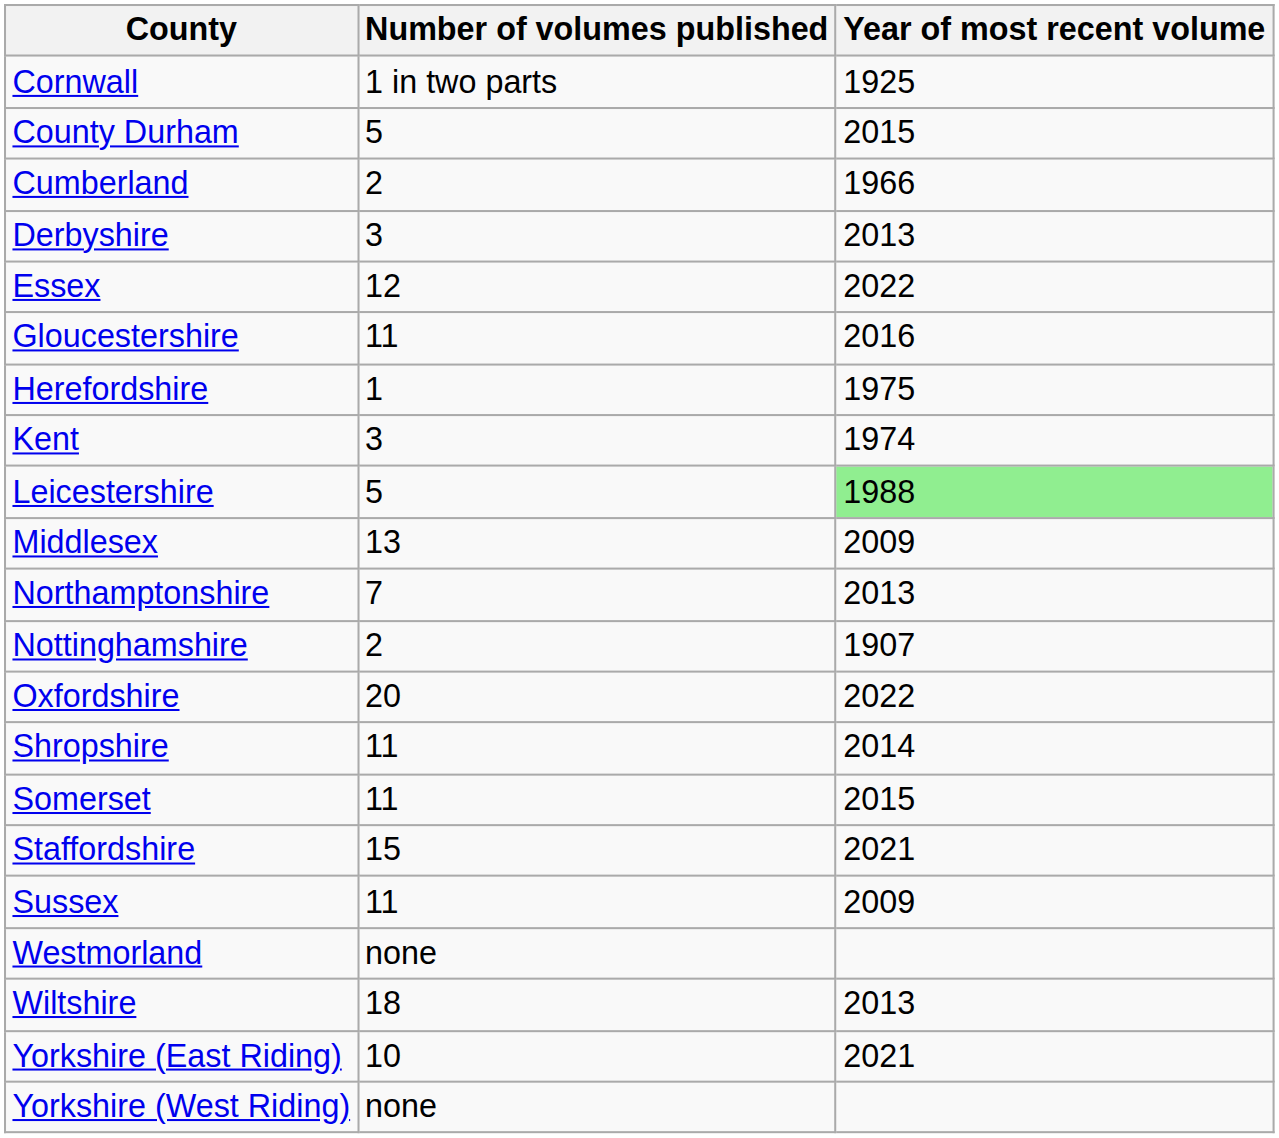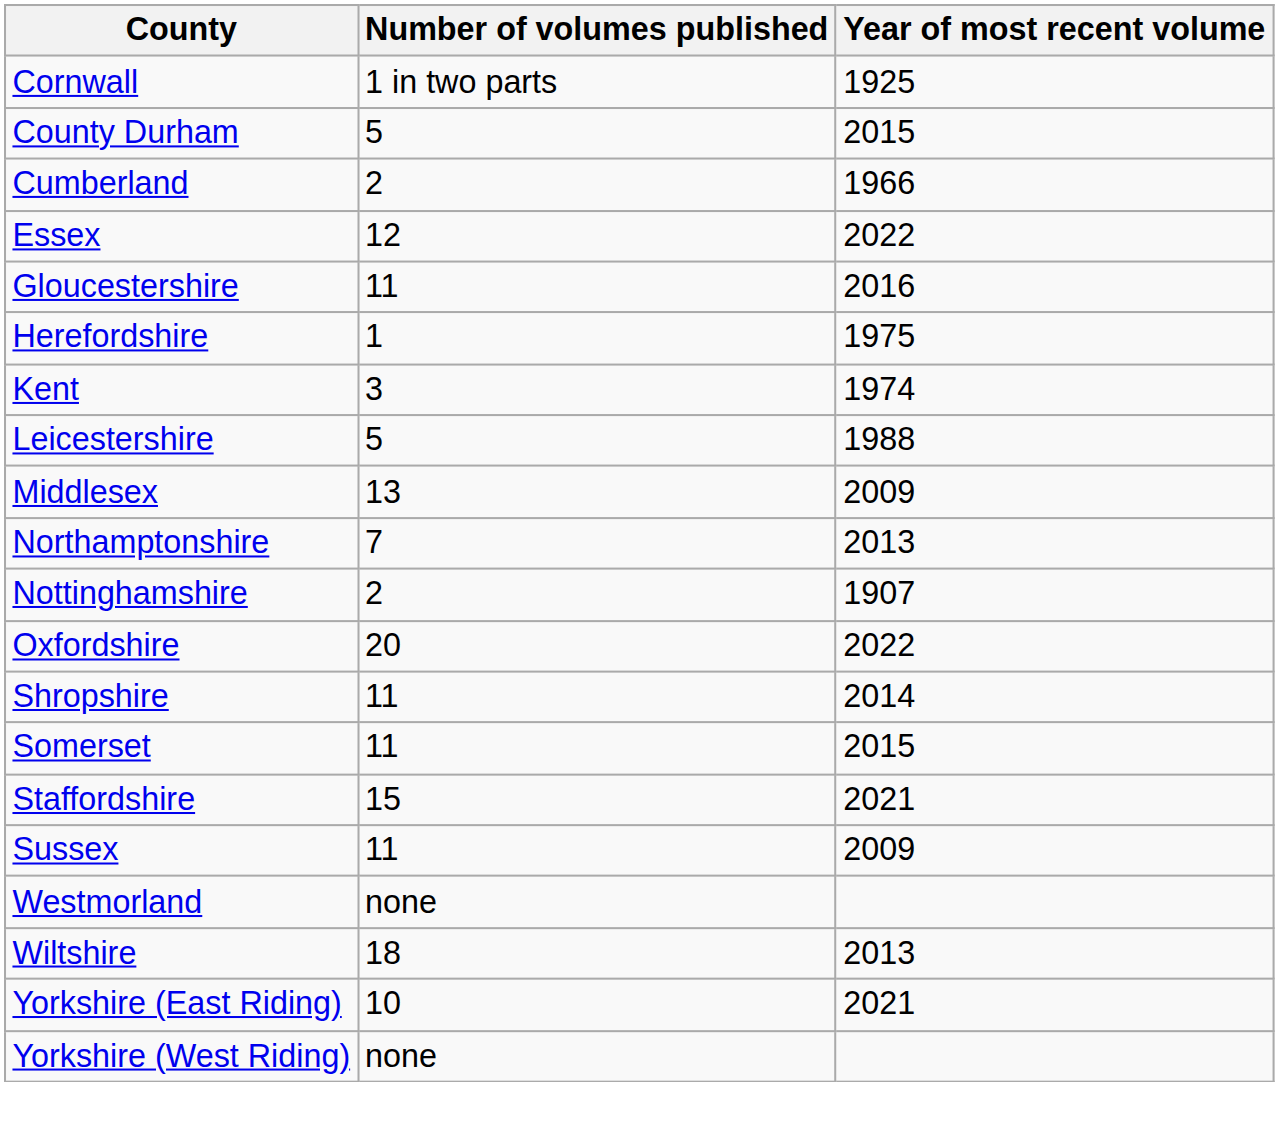- row: (91, 235)
(879, 491) lightgreen background -> (879, 440) no background
